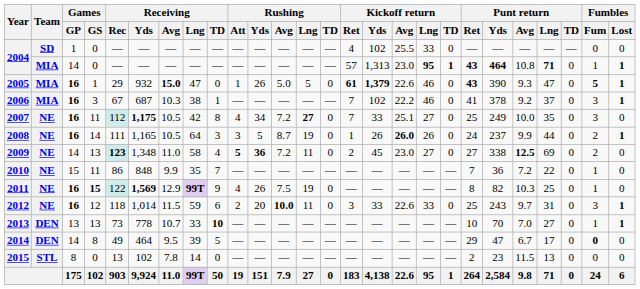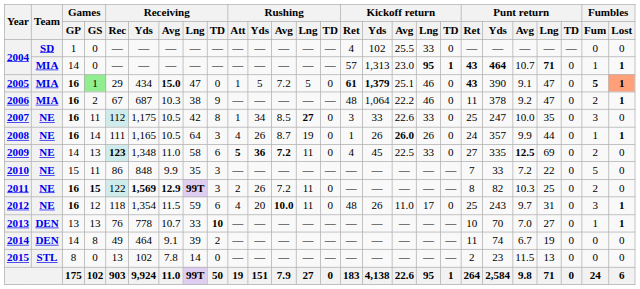(525, 65) 10.8 -> (525, 65) 10.7
(95, 83) no background -> (95, 83) lightgreen background
(144, 83) 932 -> (144, 83) 434
(260, 83) 26 -> (260, 83) 5
(284, 83) 5.0 -> (284, 83) 7.2
(404, 83) 22.6 -> (404, 83) 25.1
(525, 83) 9.3 -> (525, 83) 9.1
(622, 83) no background -> (622, 83) lightsalmon background
(95, 100) 3 -> (95, 100) 2
(217, 100) 1 -> (217, 100) 9
(351, 100) 7 -> (351, 100) 48
(377, 100) 102 -> (377, 100) 1,064
(472, 100) 41 -> (472, 100) 11
(549, 100) 37 -> (549, 100) 47
(595, 100) 3 -> (595, 100) 2
(144, 118) bold -> (144, 118) normal
(238, 118) 4 -> (238, 118) 1
(284, 118) 7.2 -> (284, 118) 8.5
(351, 118) 7 -> (351, 118) 3
(404, 118) 25.1 -> (404, 118) 22.6
(429, 118) 27 -> (429, 118) 33
(498, 118) 249 -> (498, 118) 247
(238, 135) 3 -> (238, 135) 4
(260, 135) 5 -> (260, 135) 26
(498, 135) 237 -> (498, 135) 357
(595, 135) 2 -> (595, 135) 1
(217, 153) 4 -> (217, 153) 6
(284, 153) normal -> (284, 153) bold
(351, 153) 2 -> (351, 153) 4
(404, 153) 23.0 -> (404, 153) 22.5
(429, 153) 27 -> (429, 153) 33
(498, 153) 338 -> (498, 153) 335
(217, 170) 7 -> (217, 170) 3
(498, 170) 36 -> (498, 170) 33
(595, 170) 1 -> (595, 170) 5
(171, 188) normal -> (171, 188) bold
(217, 188) 9 -> (217, 188) 3
(238, 188) 4 -> (238, 188) 2
(284, 188) 7.5 -> (284, 188) 7.2
(308, 188) 19 -> (308, 188) 11
(595, 188) 1 -> (595, 188) 2
(144, 205) 1,014 -> (144, 205) 1,354
(238, 205) 2 -> (238, 205) 4
(351, 205) 3 -> (351, 205) 48
(377, 205) 33 -> (377, 205) 26
(404, 205) 22.6 -> (404, 205) 11.0
(429, 205) 33 -> (429, 205) 17
(117, 223) 73 -> (117, 223) 76
(171, 240) 9.5 -> (171, 240) 9.1
(217, 240) 5 -> (217, 240) 2
(472, 240) 29 -> (472, 240) 11
(498, 240) 47 -> (498, 240) 74
(549, 240) 17 -> (549, 240) 19
(595, 240) bold -> (595, 240) normal
